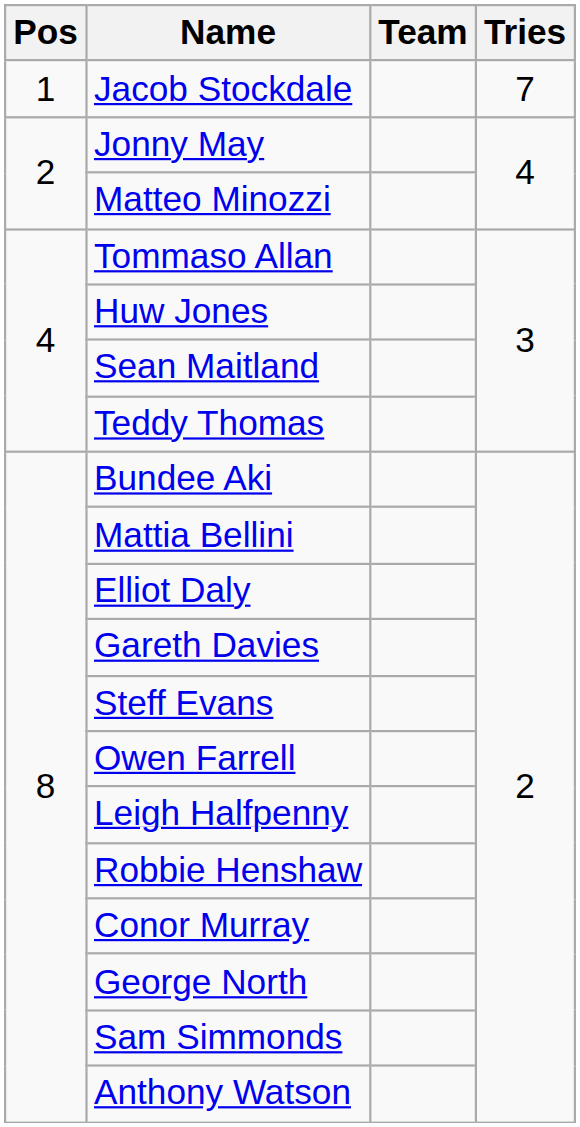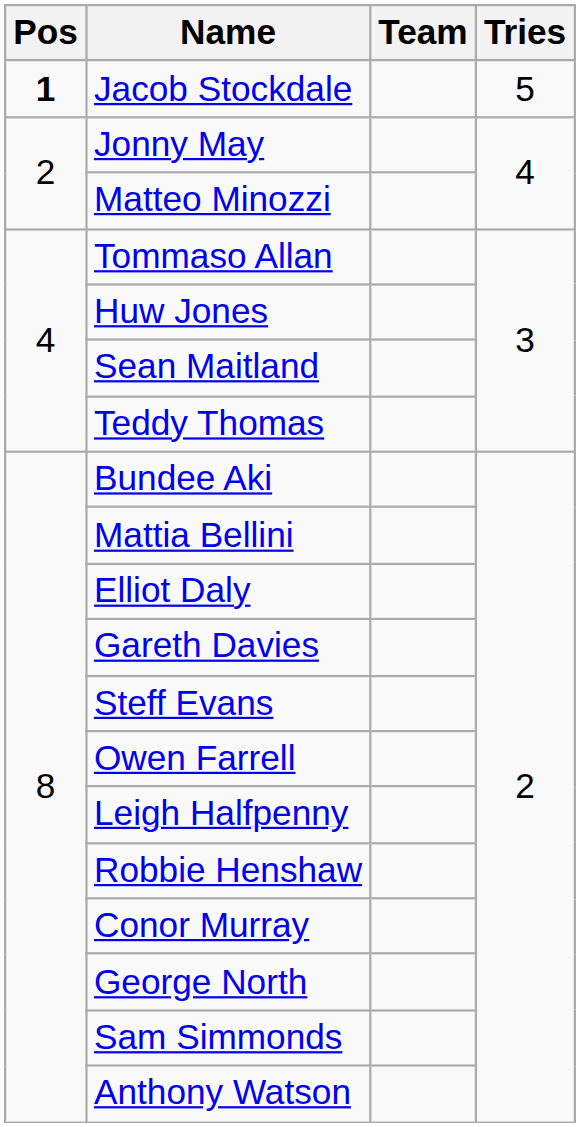(45, 88) normal -> (45, 88) bold
(525, 88) 7 -> (525, 88) 5
